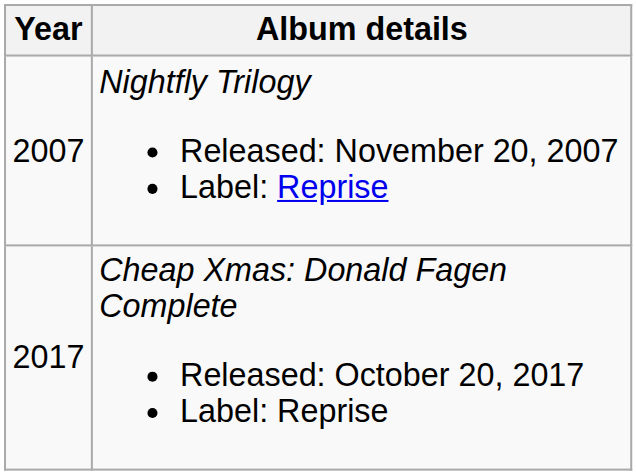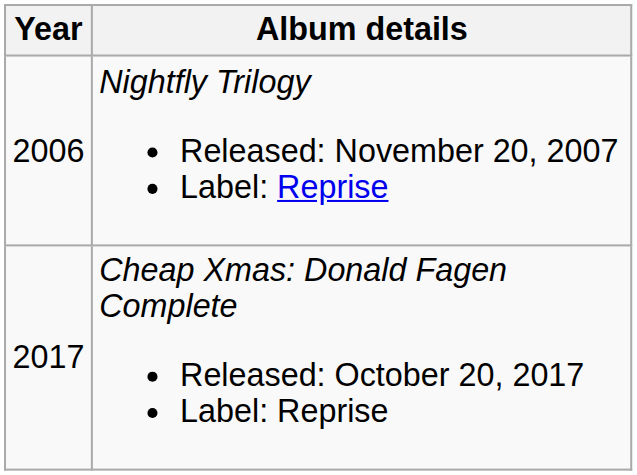(48, 150) 2007 -> (48, 150) 2006
